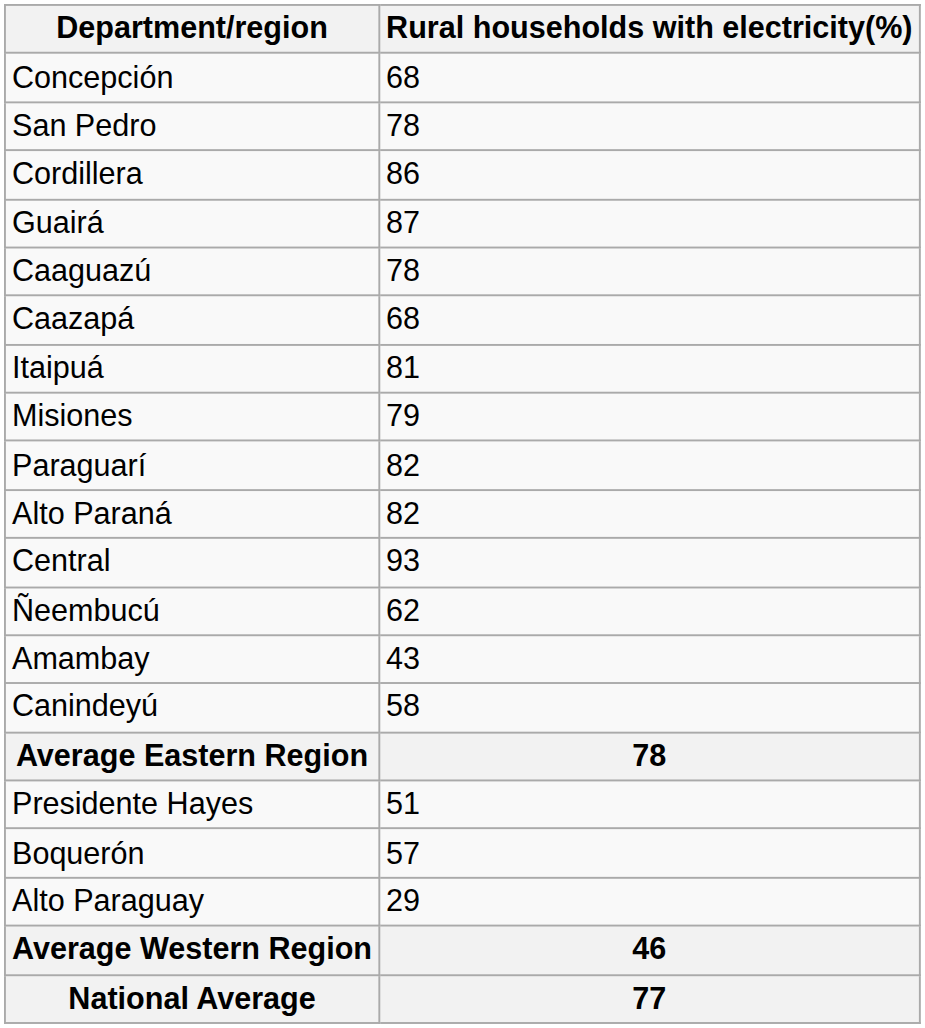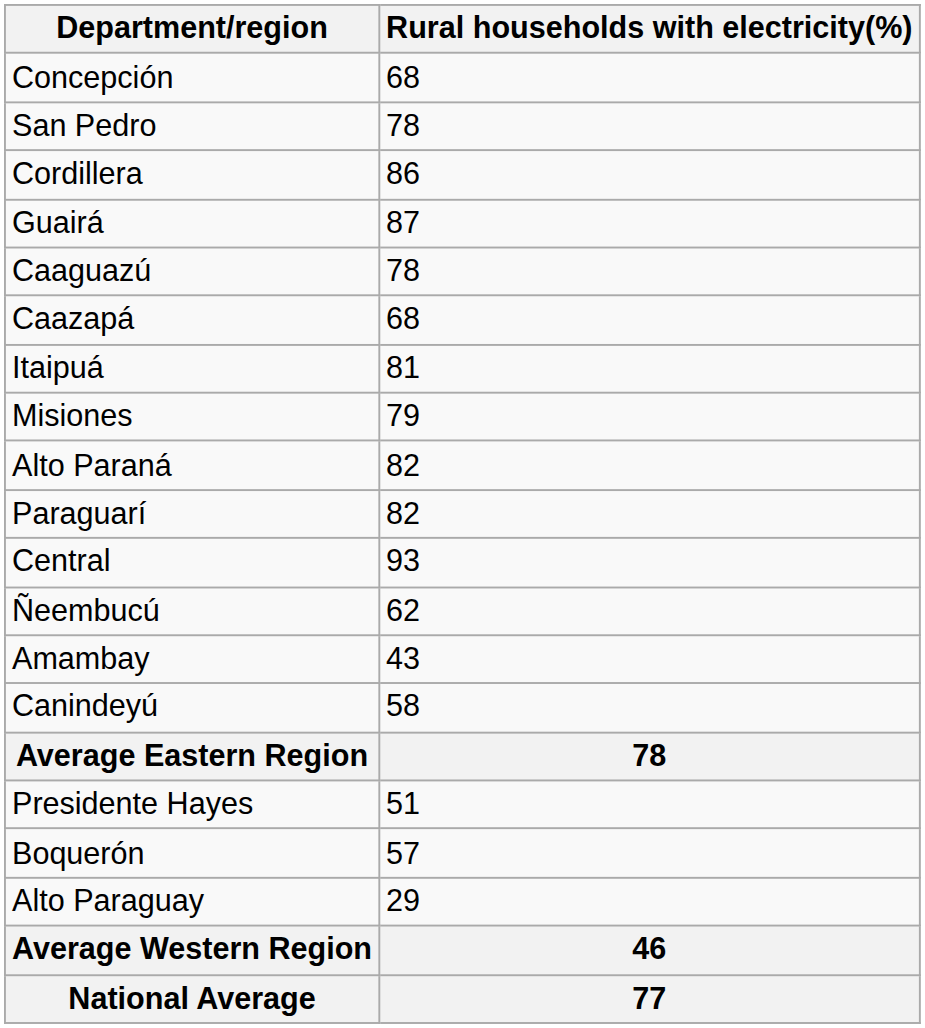rows swapped: (79, 464) <-> (92, 513)
